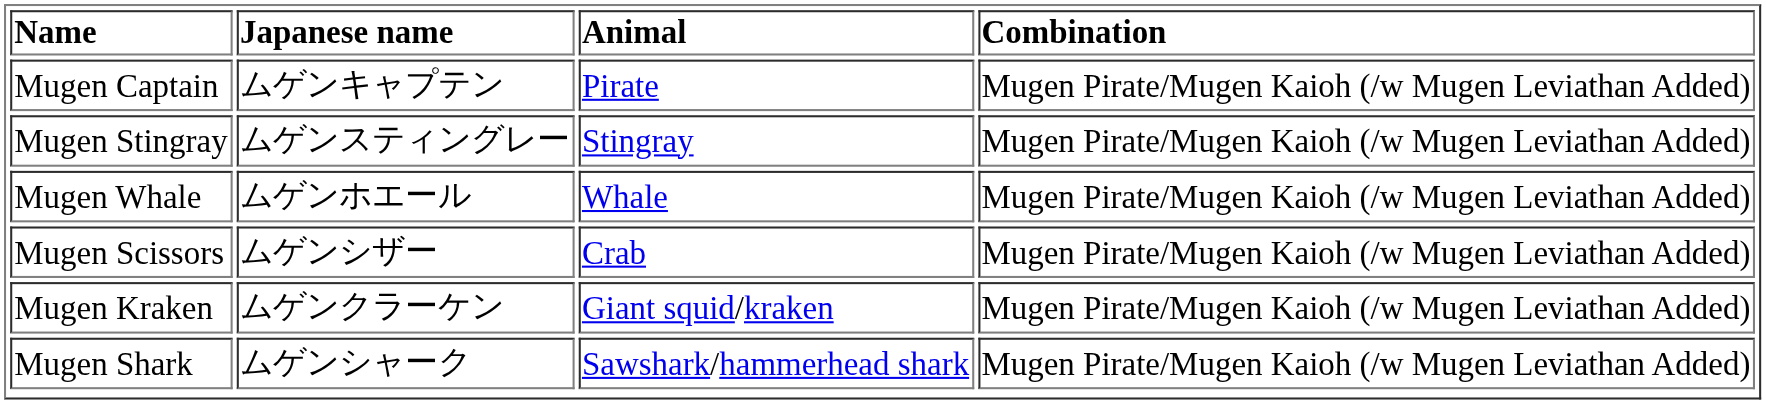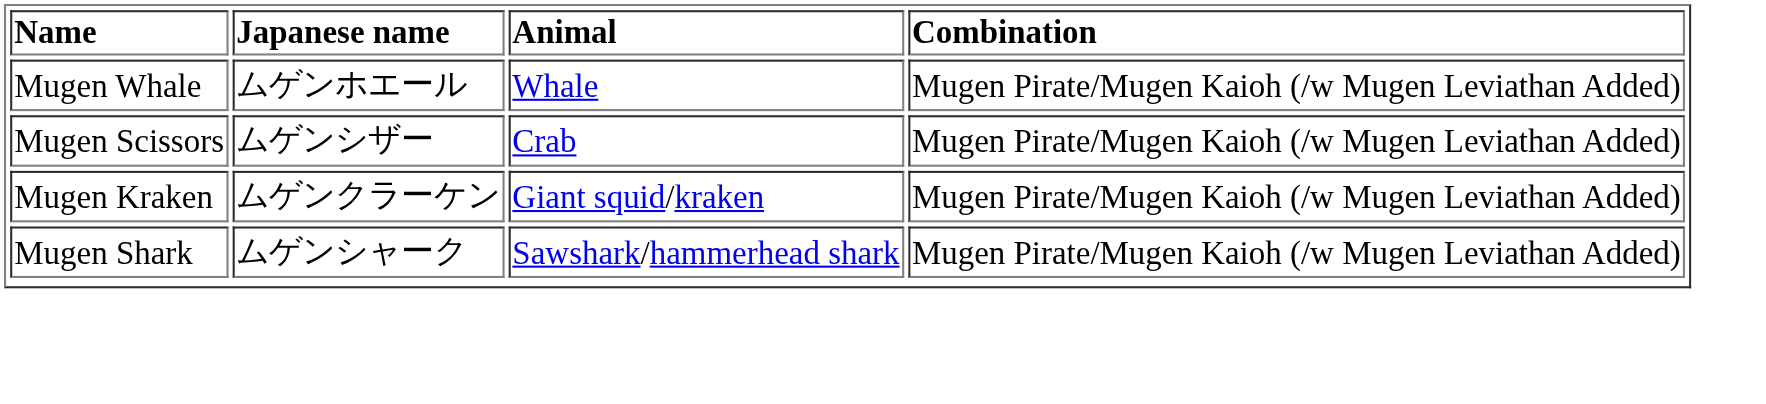- row: (116, 84)
- row: (121, 140)
